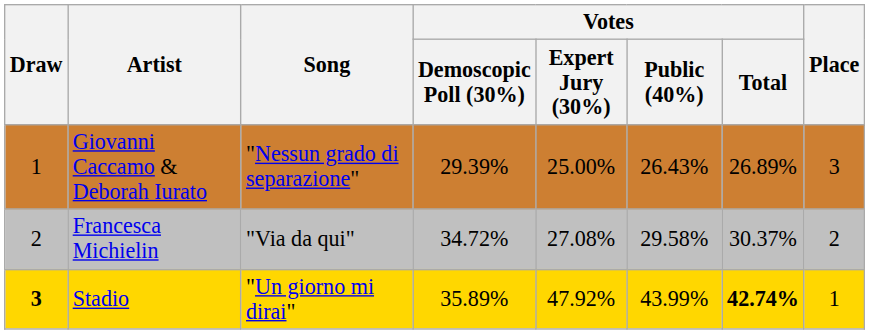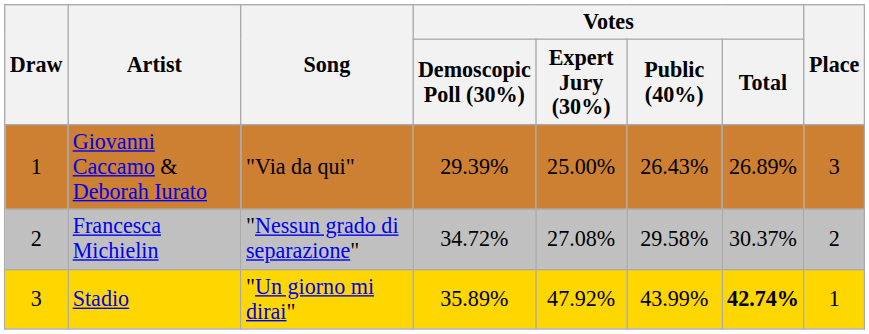(322, 166) "Nessun grado di separazione" -> (300, 166) "Via da qui"
(300, 238) "Via da qui" -> (322, 238) "Nessun grado di separazione"
(36, 298) bold -> (36, 298) normal
